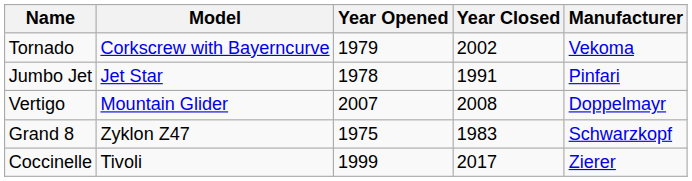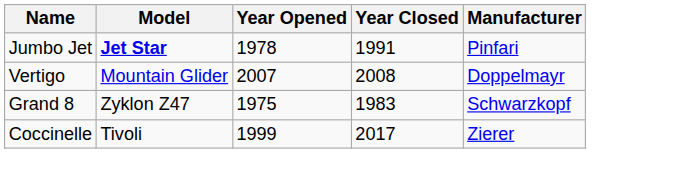- row: (41, 47)
(132, 76) normal -> (134, 47) bold
